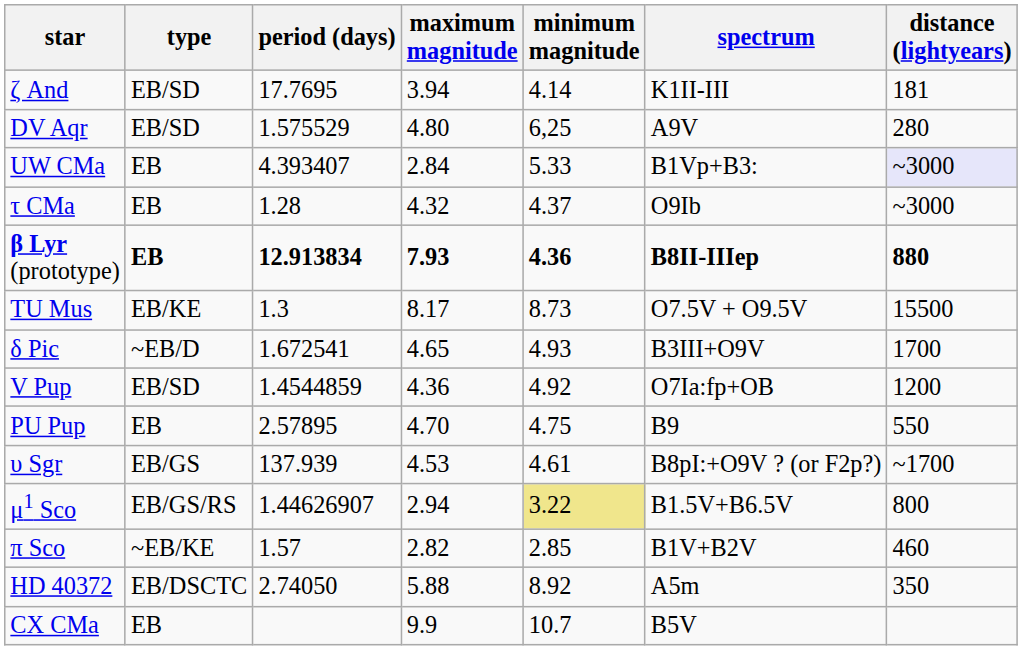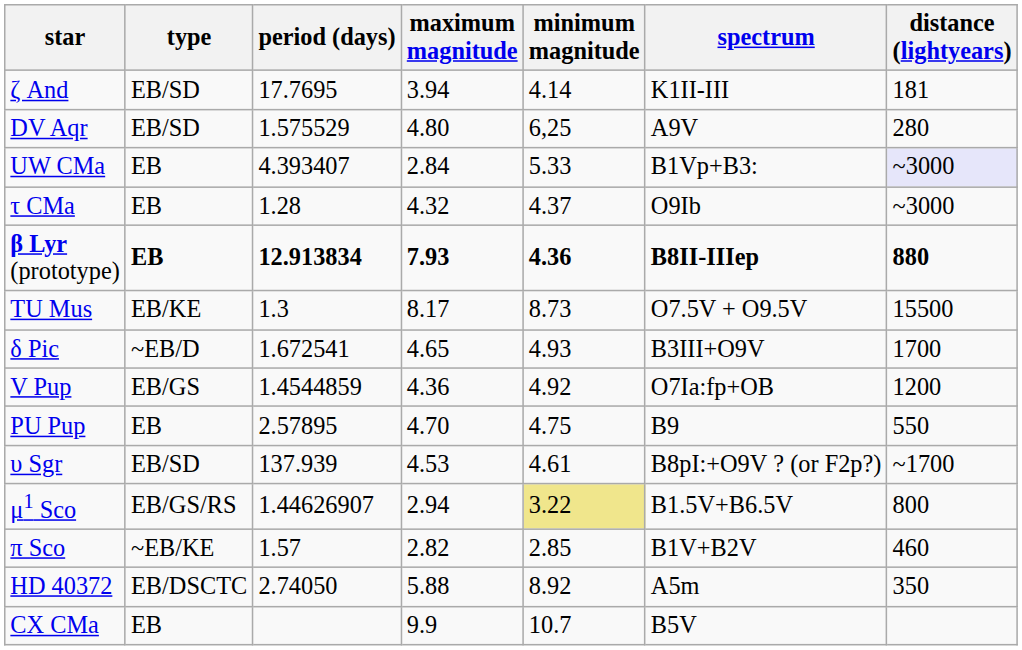(165, 387) EB/SD -> (165, 387) EB/GS
(165, 464) EB/GS -> (165, 464) EB/SD
